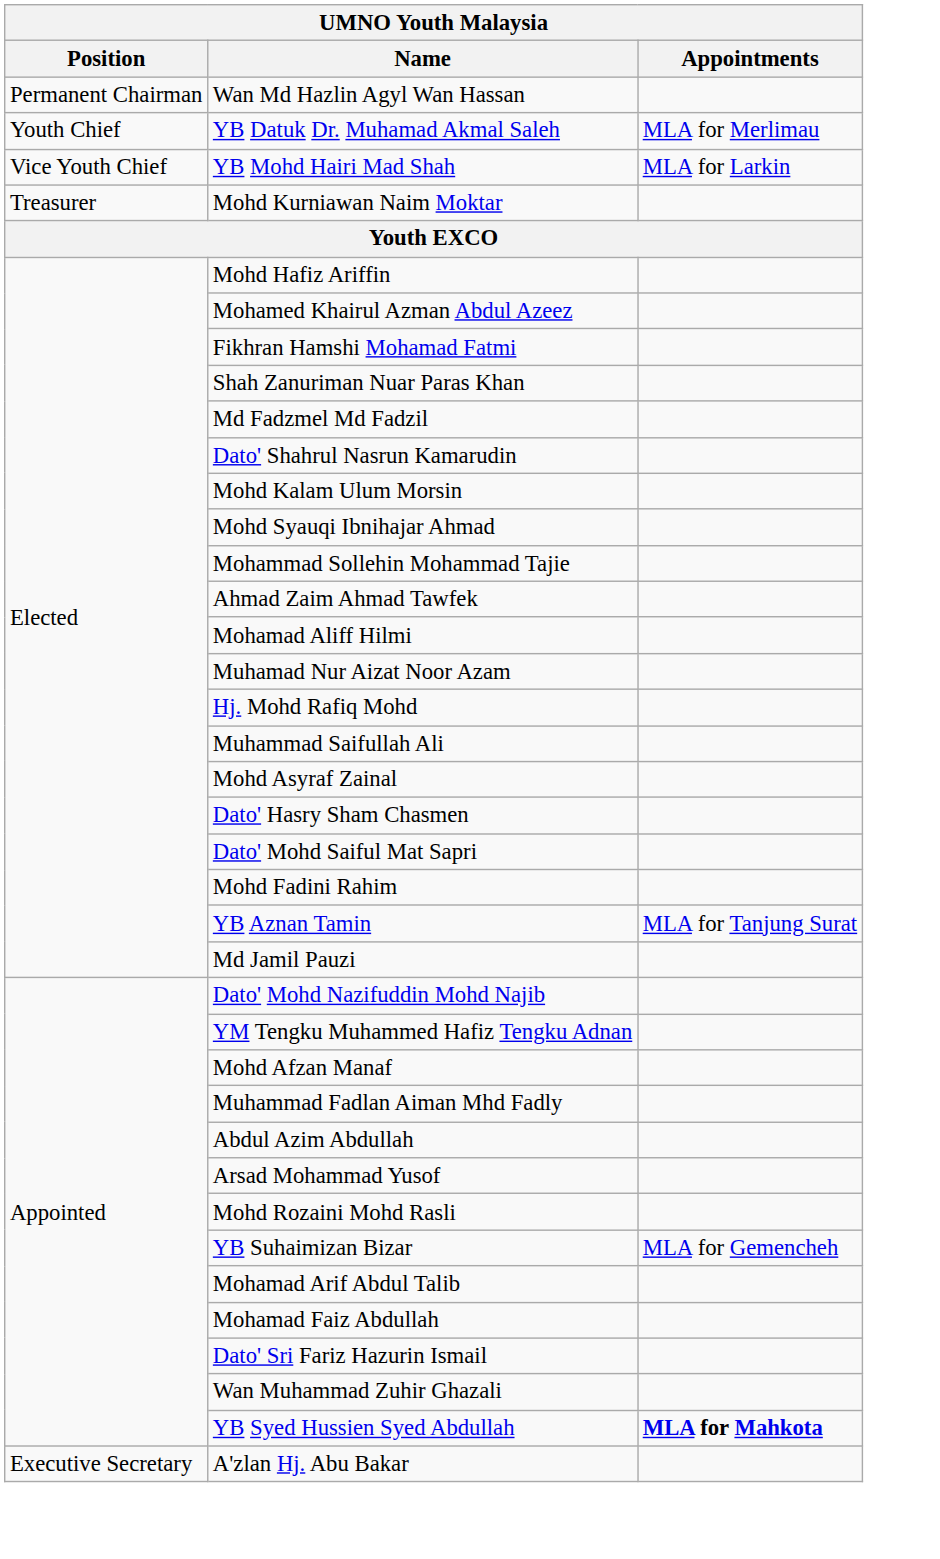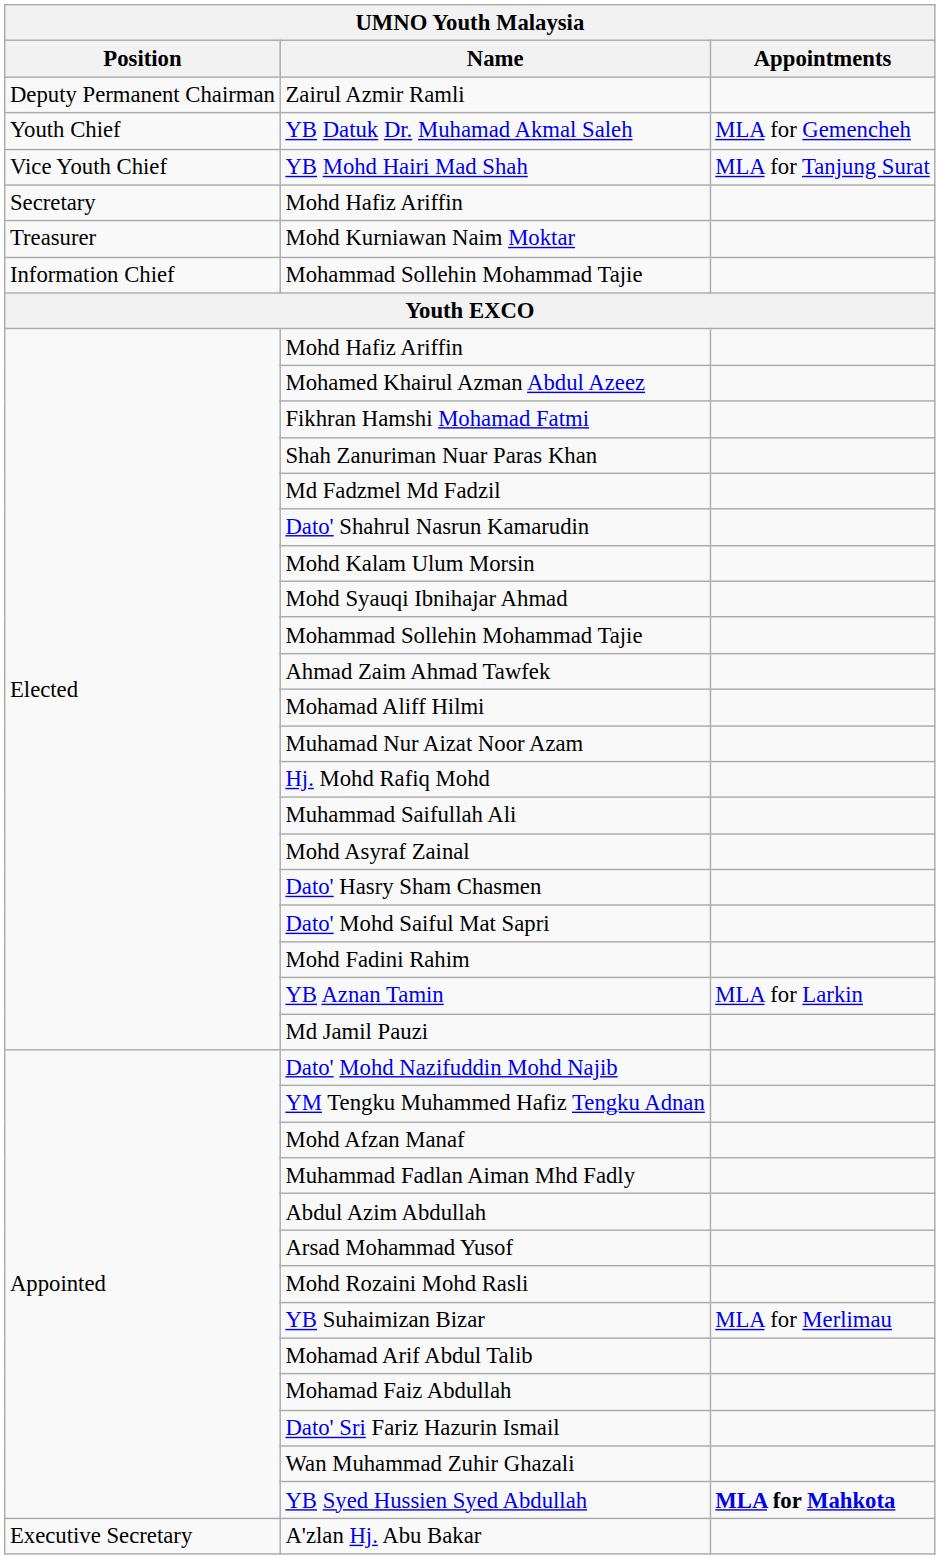- row: (106, 94)
+ row: (142, 94)
(731, 130) MLA for Merlimau -> (813, 130) MLA for Gemencheh
(717, 166) MLA for Larkin -> (823, 166) MLA for Tanjung Surat
+ row: (53, 202)
+ row: (92, 274)
(750, 923) MLA for Tanjung Surat -> (789, 995) MLA for Larkin
(741, 1247) MLA for Gemencheh -> (804, 1319) MLA for Merlimau
